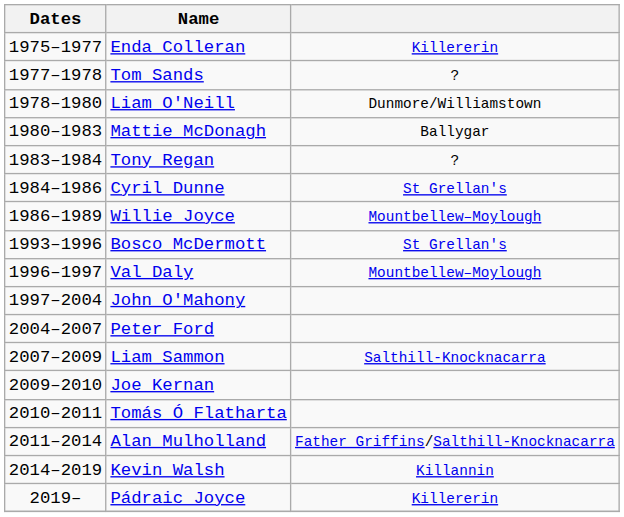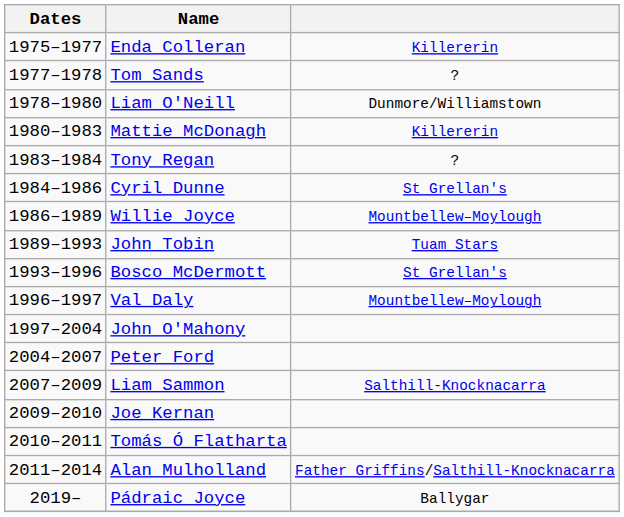(455, 132) Ballygar -> (455, 132) Killererin
+ row: (162, 244)
- row: (167, 470)
(455, 498) Killererin -> (455, 498) Ballygar
